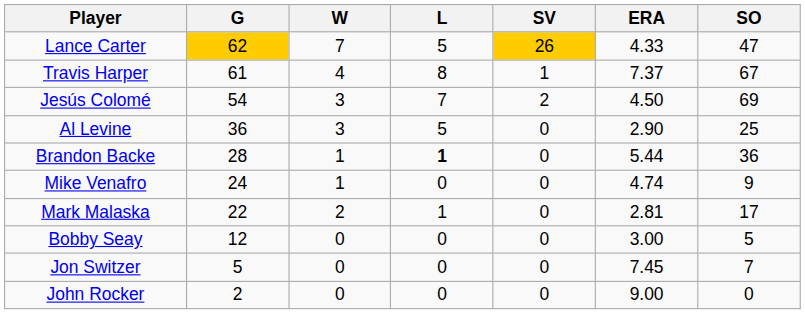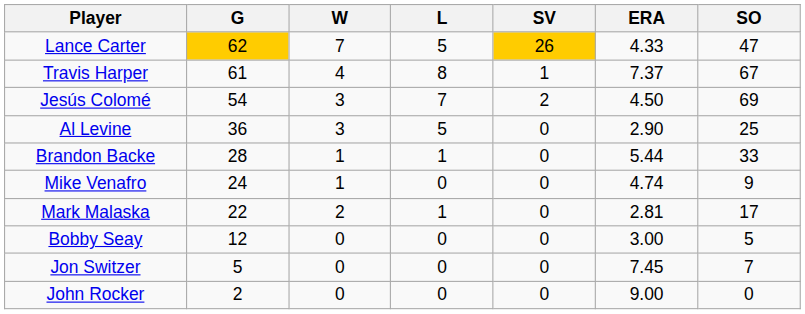(442, 156) bold -> (442, 156) normal
(749, 156) 36 -> (749, 156) 33
